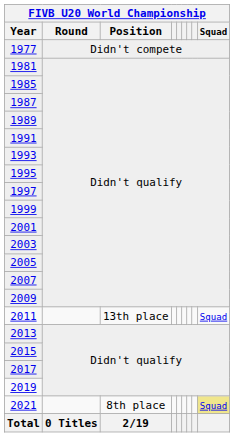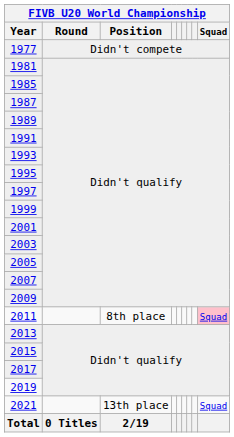(136, 316) 13th place -> (136, 316) 8th place
(214, 317) no background -> (214, 317) pink background
(136, 405) 8th place -> (136, 405) 13th place
(214, 406) khaki background -> (214, 406) no background
